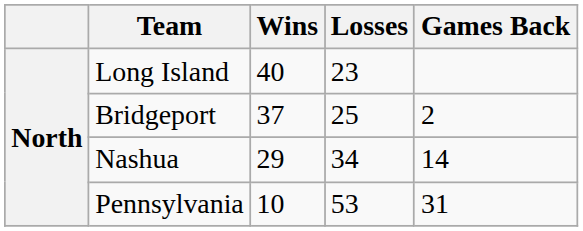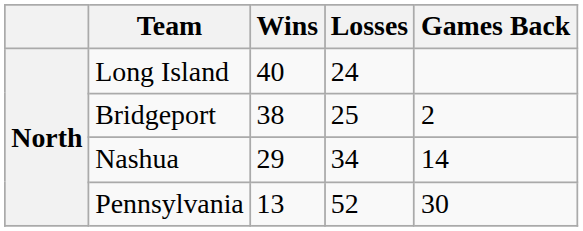(345, 70) 23 -> (345, 70) 24
(270, 114) 37 -> (270, 114) 38
(270, 203) 10 -> (270, 203) 13
(345, 203) 53 -> (345, 203) 52
(435, 203) 31 -> (435, 203) 30
